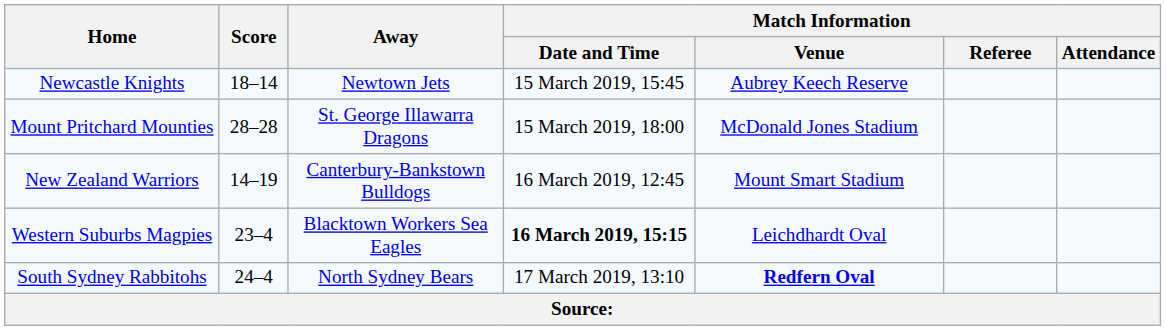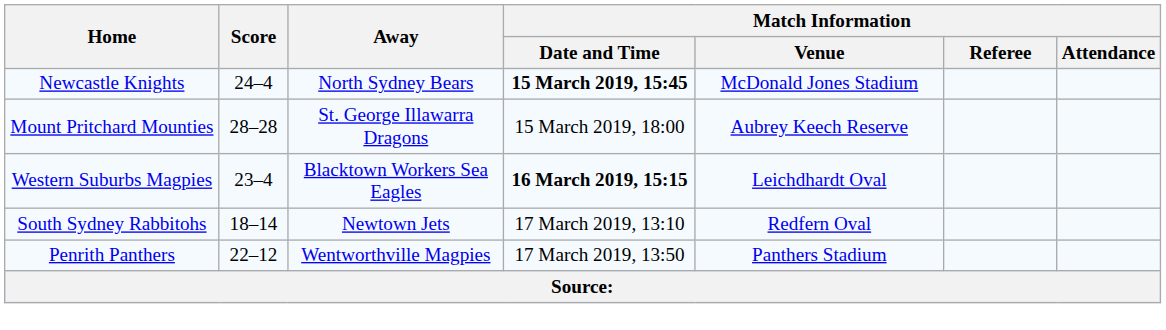(254, 83) 18–14 -> (253, 83) 24–4
(396, 83) Newtown Jets -> (396, 83) North Sydney Bears
(599, 83) normal -> (600, 83) bold
(819, 83) Aubrey Keech Reserve -> (819, 83) McDonald Jones Stadium
(819, 126) McDonald Jones Stadium -> (819, 126) Aubrey Keech Reserve
- row: (112, 180)
(254, 278) 24–4 -> (254, 223) 18–14
(396, 278) North Sydney Bears -> (396, 223) Newtown Jets
(819, 278) bold -> (819, 223) normal
+ row: (112, 255)
